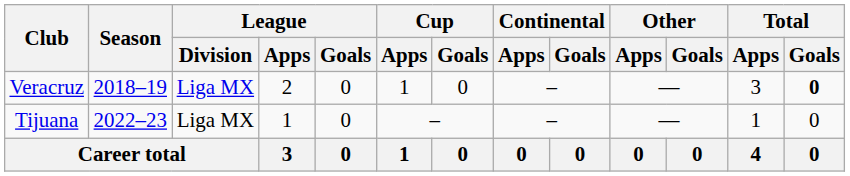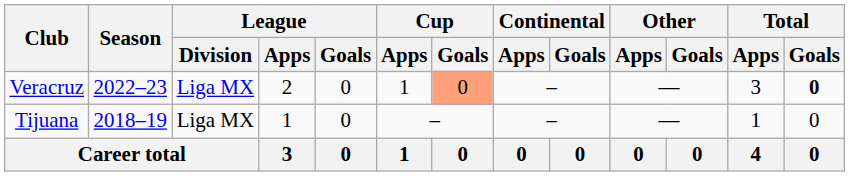(130, 87) 2018–19 -> (130, 87) 2022–23
(463, 87) no background -> (463, 87) lightsalmon background
(130, 120) 2022–23 -> (130, 120) 2018–19
